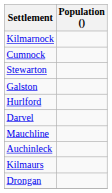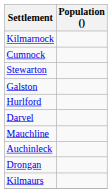rows swapped: (24, 180) <-> (25, 165)
